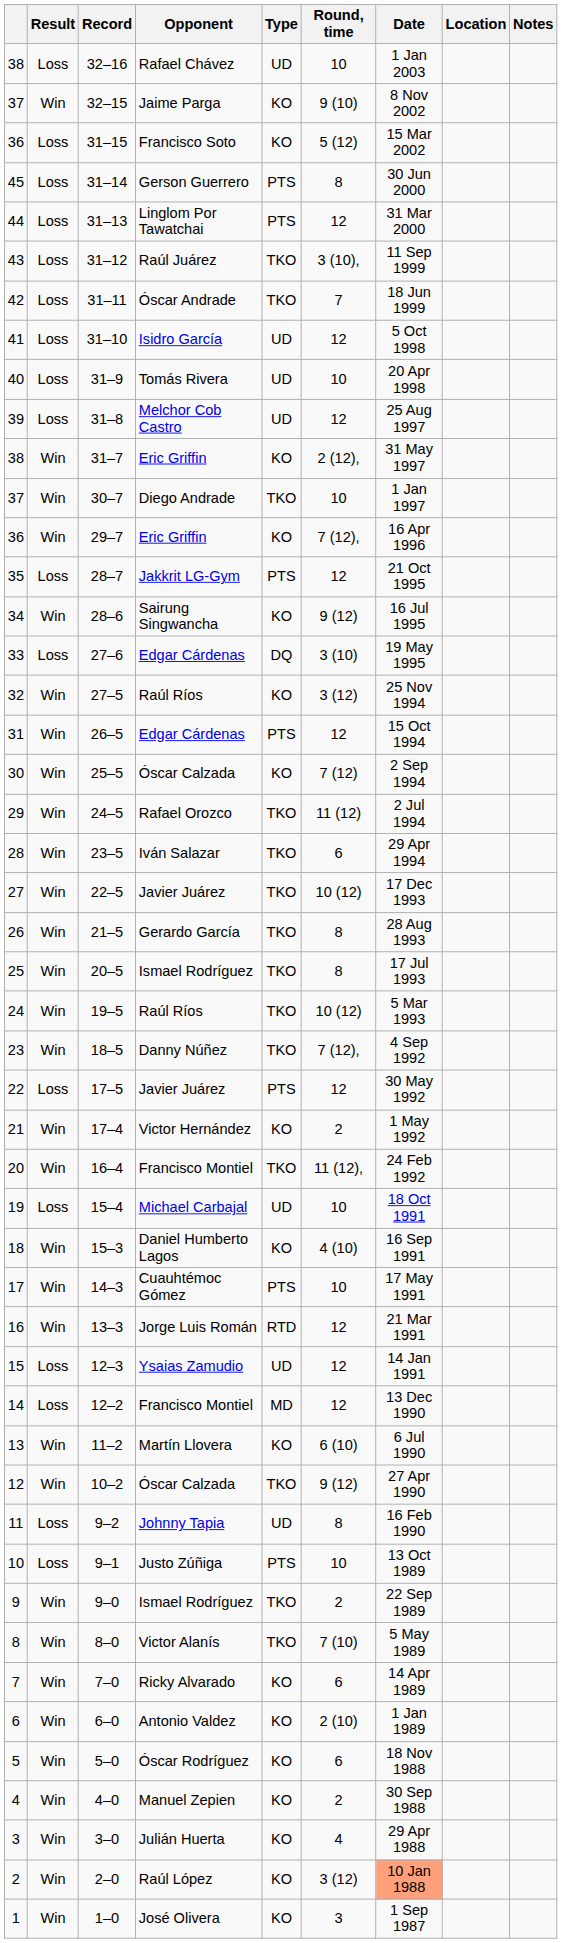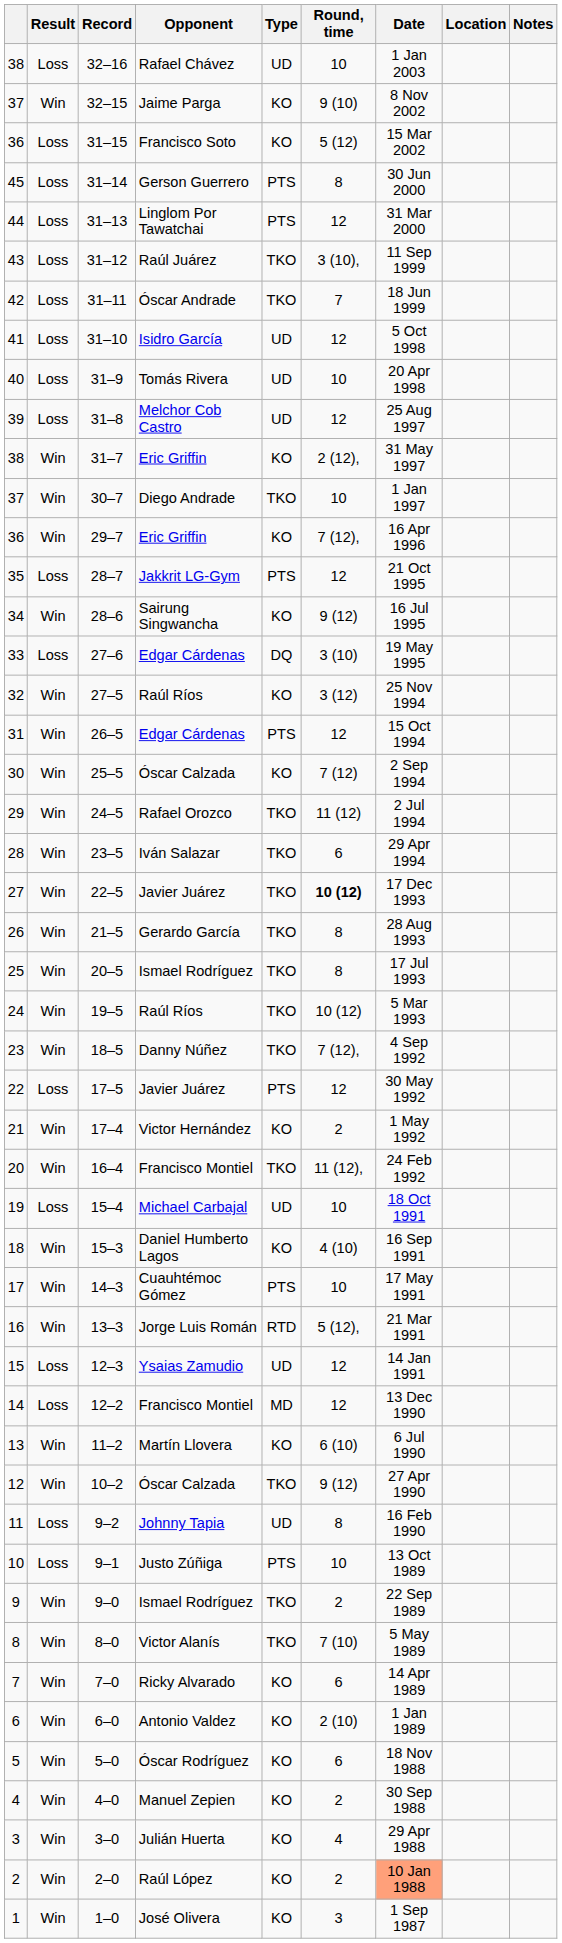(339, 892) normal -> (339, 892) bold
(339, 1326) 12 -> (339, 1326) 5 (12),
(339, 1879) 3 (12) -> (339, 1879) 2
